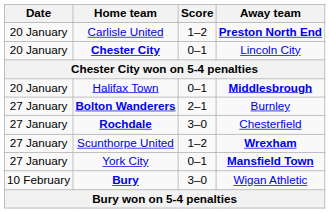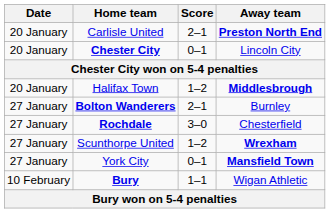(197, 32) 1–2 -> (197, 32) 2–1
(197, 87) 0–1 -> (197, 87) 1–2
(197, 180) 3–0 -> (197, 180) 1–1
